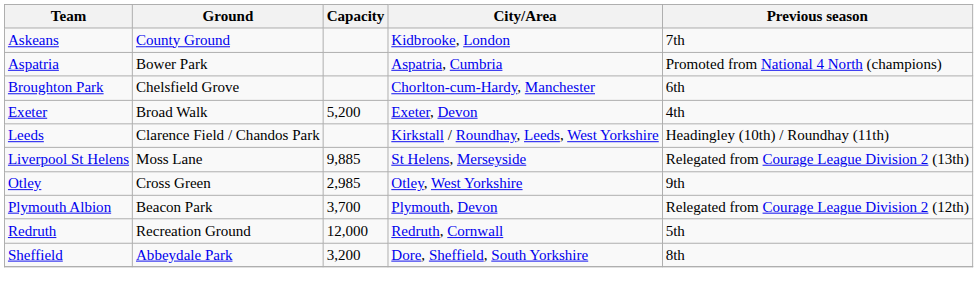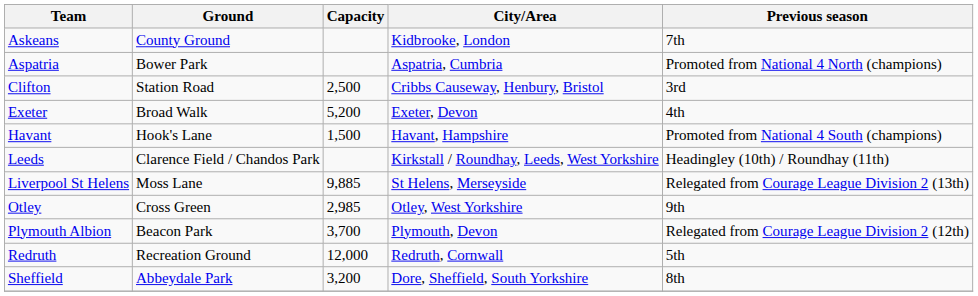- row: (56, 87)
+ row: (29, 87)
+ row: (30, 135)
